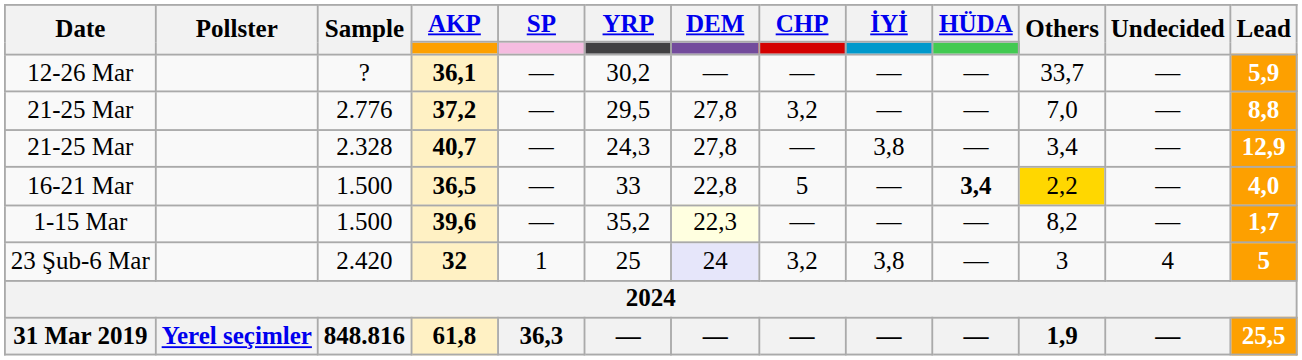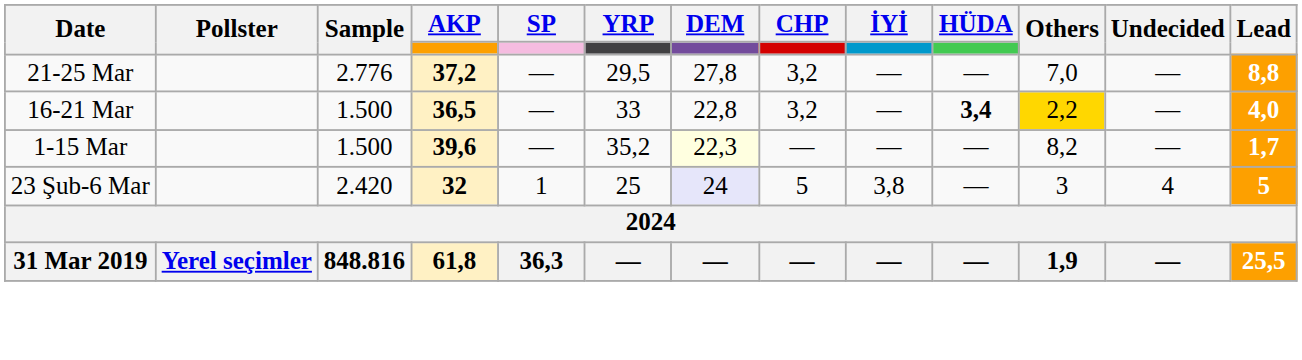- row: (80, 72)
- row: (80, 147)
(802, 185) 5 -> (802, 109) 3,2
(802, 260) 3,2 -> (802, 185) 5
